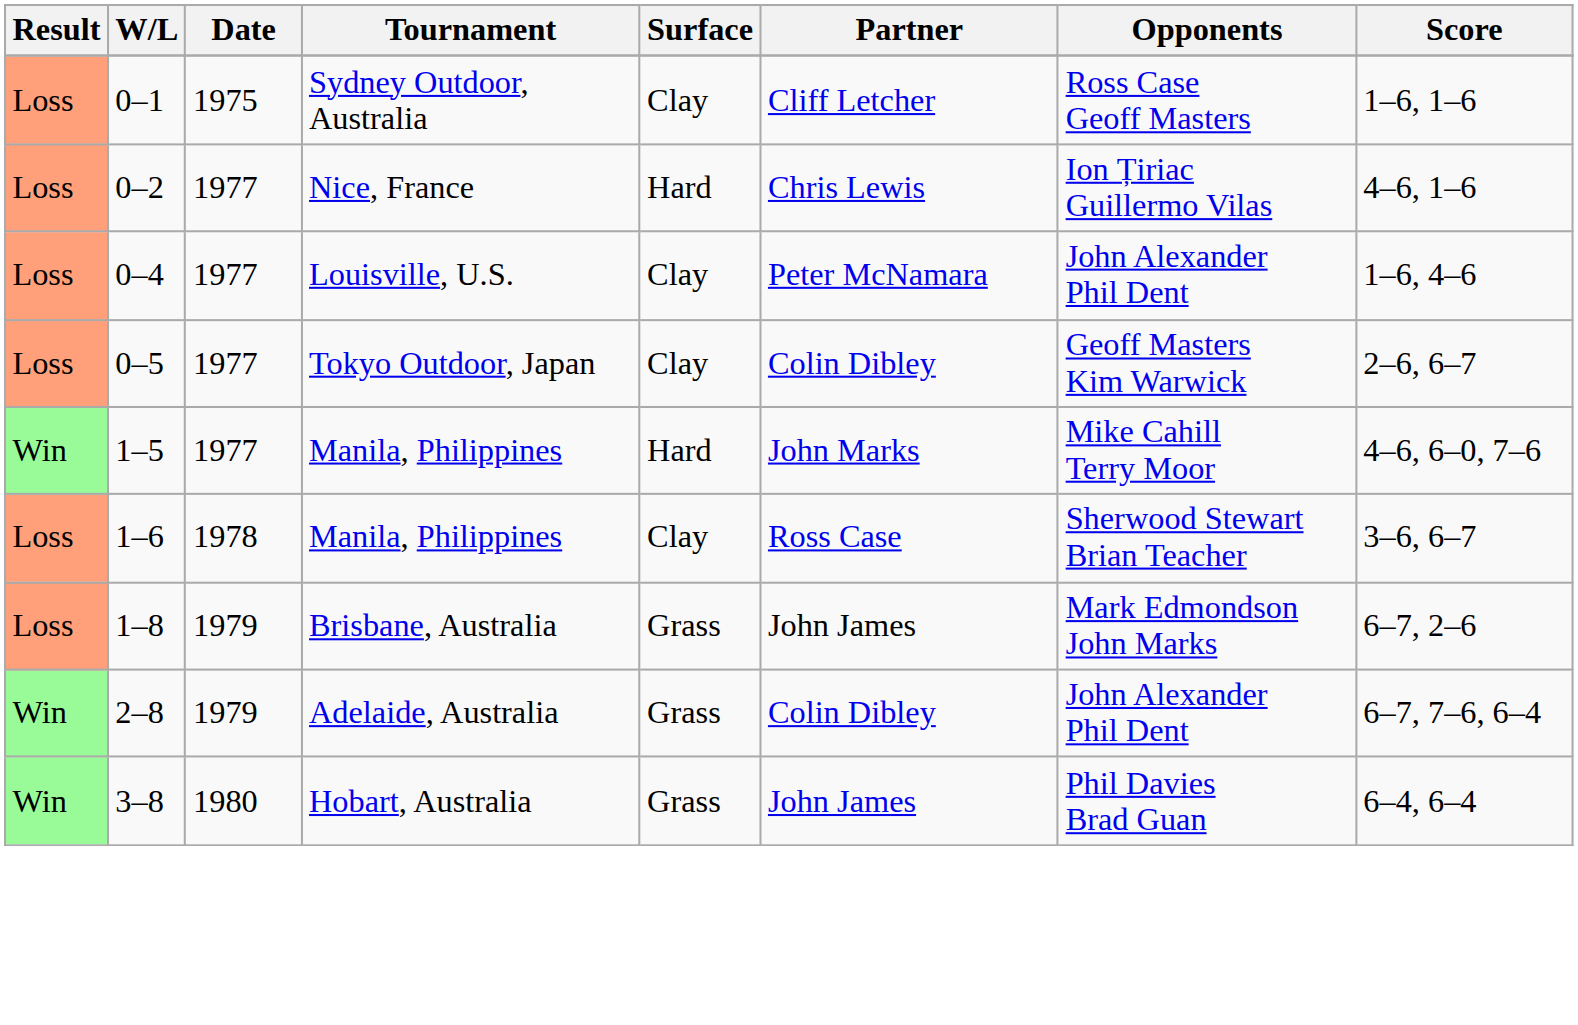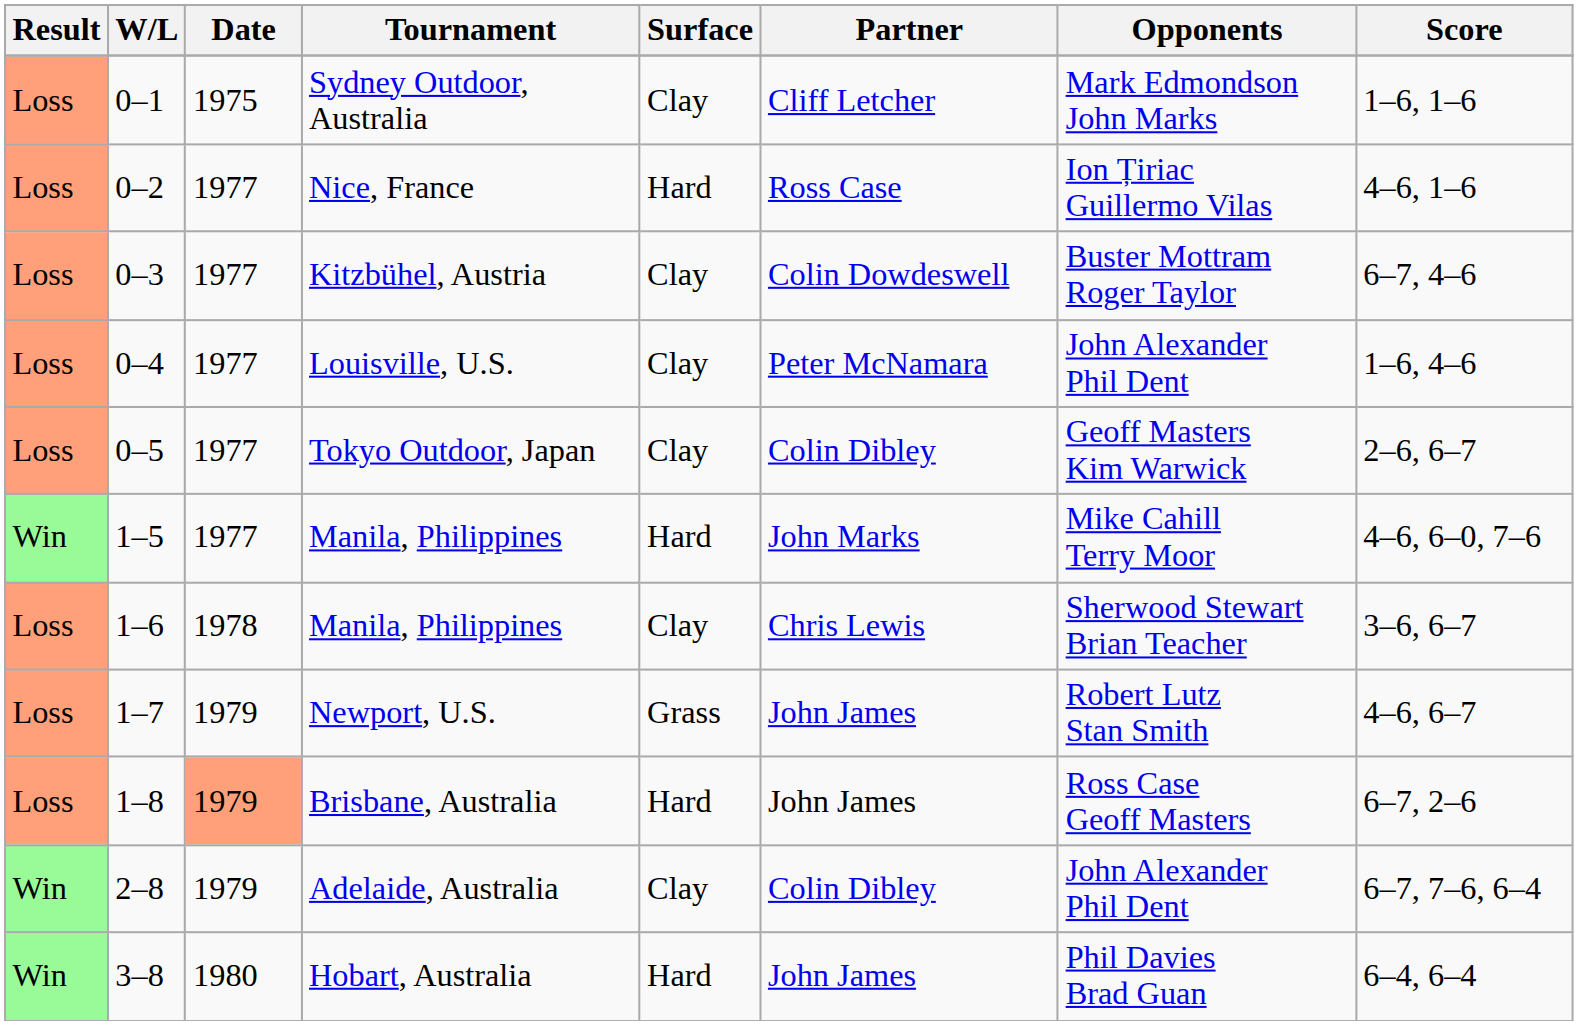(1158, 99) Ross Case Geoff Masters -> (1182, 99) Mark Edmondson John Marks
(846, 187) Chris Lewis -> (835, 187) Ross Case
+ row: (140, 274)
(835, 537) Ross Case -> (846, 625) Chris Lewis
+ row: (140, 712)
(225, 625) no background -> (225, 800) lightsalmon background
(684, 625) Grass -> (679, 800) Hard
(1182, 625) Mark Edmondson John Marks -> (1158, 800) Ross Case Geoff Masters
(684, 712) Grass -> (678, 888) Clay
(684, 800) Grass -> (679, 975) Hard
